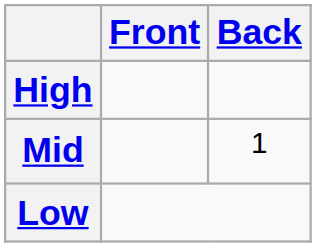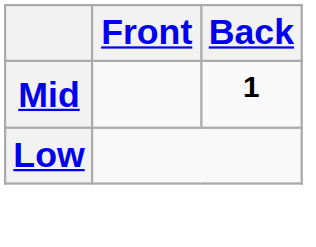- row: (53, 89)
(259, 143) normal -> (251, 94) bold
